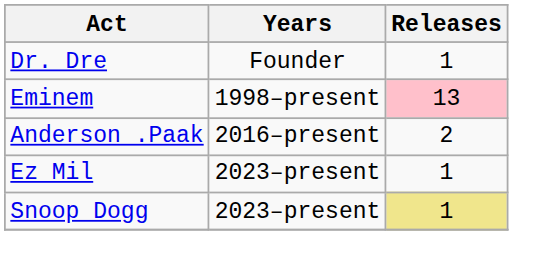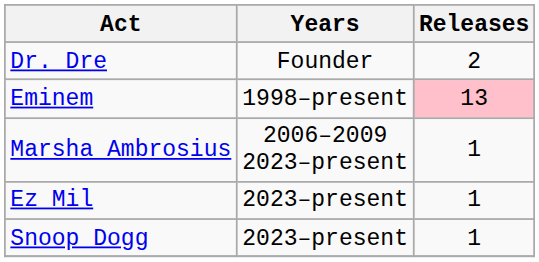(447, 61) 1 -> (474, 61) 2
+ row: (121, 149)
- row: (107, 136)
(447, 211) khaki background -> (474, 238) no background
